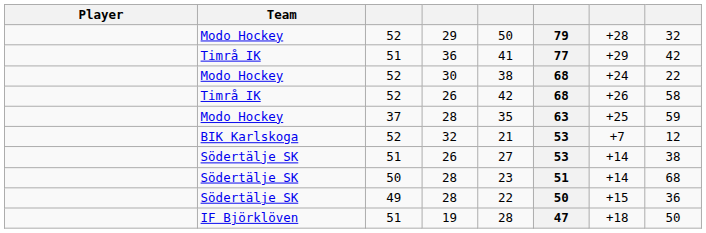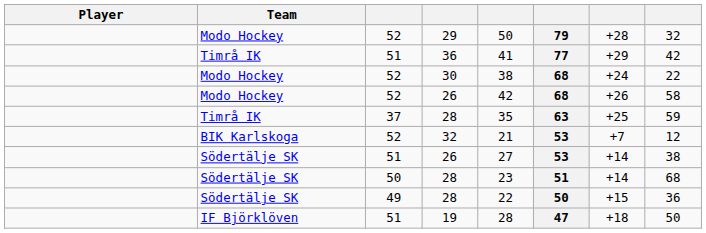(231, 96) Timrå IK -> (242, 96) Modo Hockey
(242, 116) Modo Hockey -> (231, 116) Timrå IK
